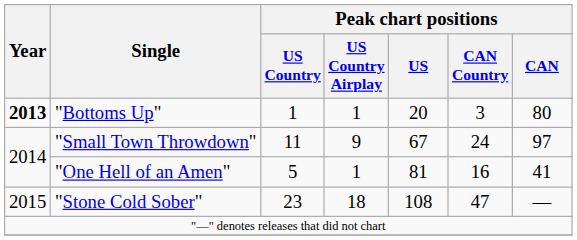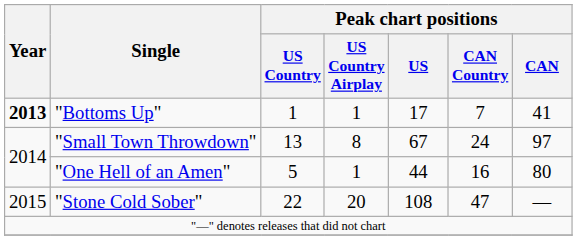(418, 112) 20 -> (418, 112) 17
(480, 112) 3 -> (480, 112) 7
(542, 112) 80 -> (542, 112) 41
(293, 142) 11 -> (293, 142) 13
(356, 142) 9 -> (356, 142) 8
(418, 171) 81 -> (418, 171) 44
(542, 171) 41 -> (542, 171) 80
(293, 201) 23 -> (293, 201) 22
(356, 201) 18 -> (356, 201) 20
